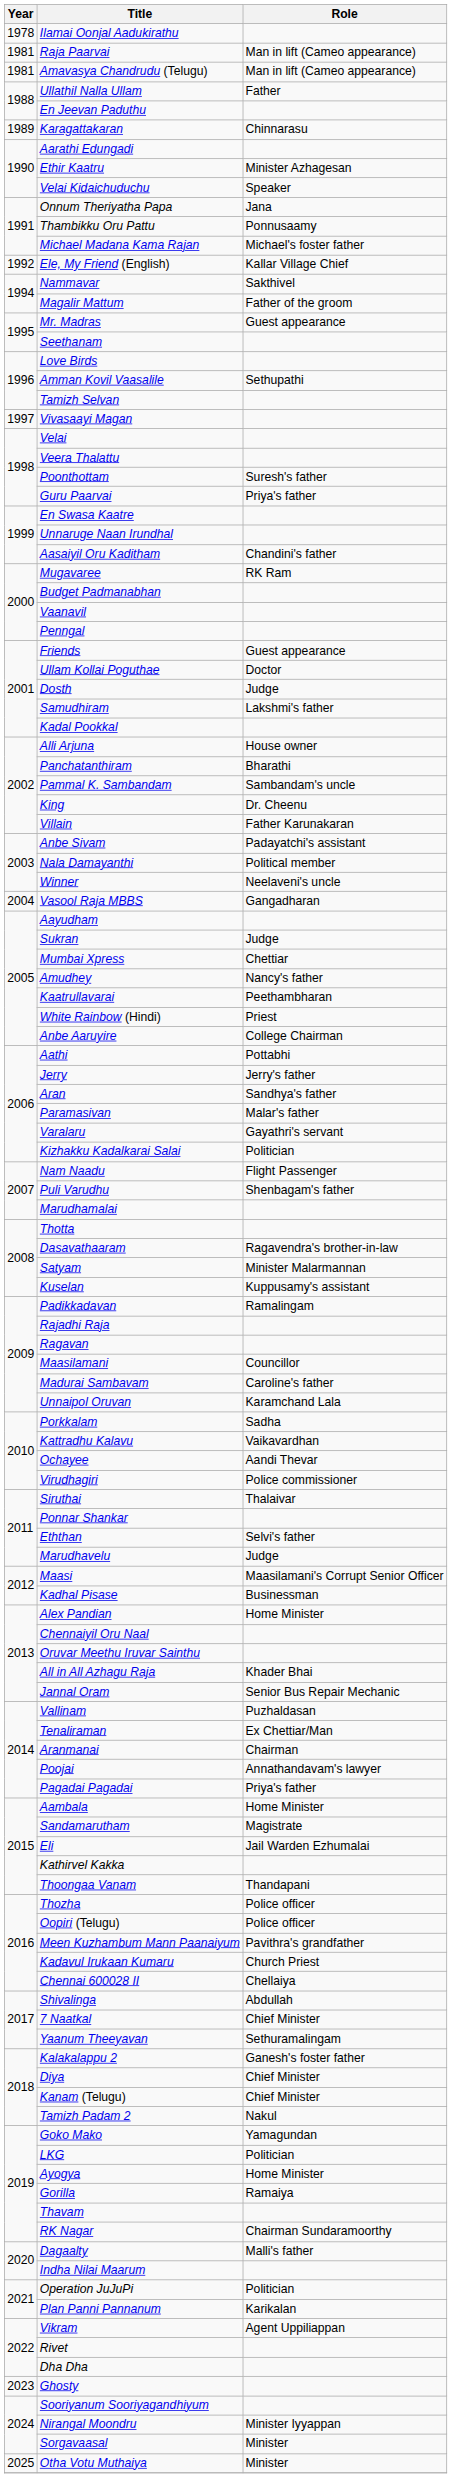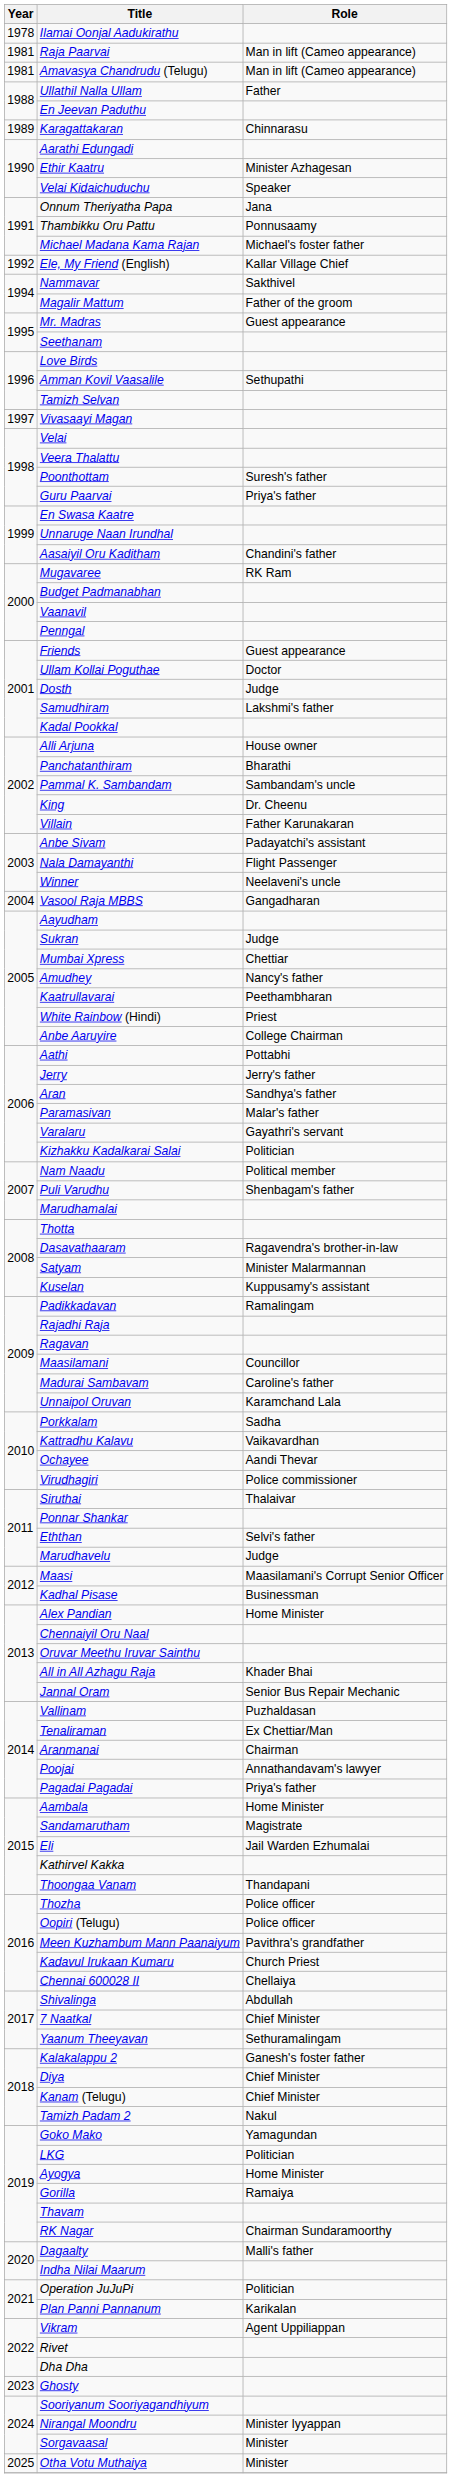(290, 862) Political member -> (291, 862) Flight Passenger
(291, 1171) Flight Passenger -> (290, 1171) Political member
